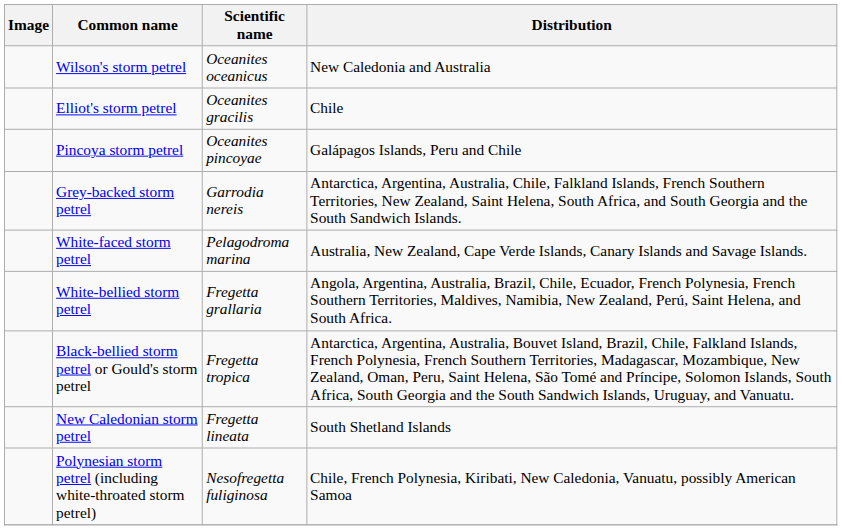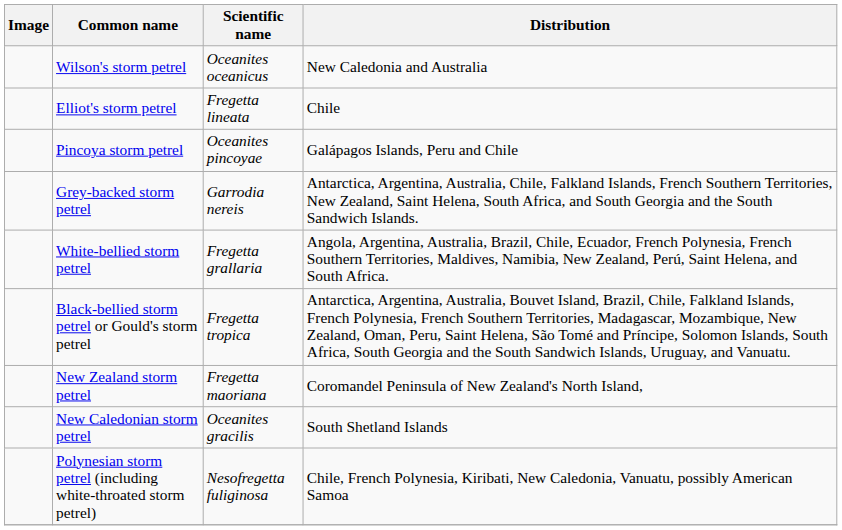(237, 108) Oceanites gracilis -> (233, 108) Fregetta lineata
- row: (113, 250)
+ row: (117, 385)
(232, 427) Fregetta lineata -> (237, 427) Oceanites gracilis
